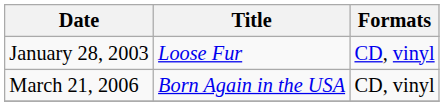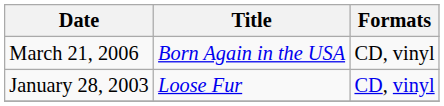rows swapped: (79, 52) <-> (74, 85)
